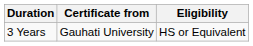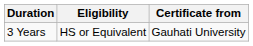columns swapped: (202, 13) <-> (107, 13)
